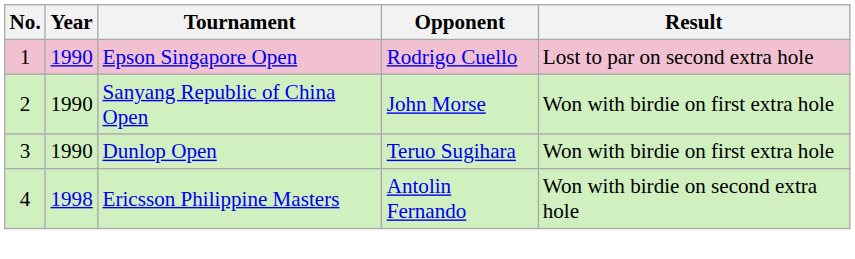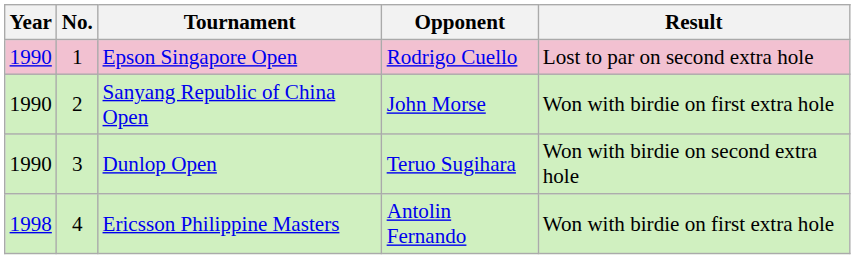columns swapped: (25, 22) <-> (72, 22)
(688, 151) Won with birdie on first extra hole -> (680, 164) Won with birdie on second extra hole
(680, 198) Won with birdie on second extra hole -> (688, 224) Won with birdie on first extra hole
